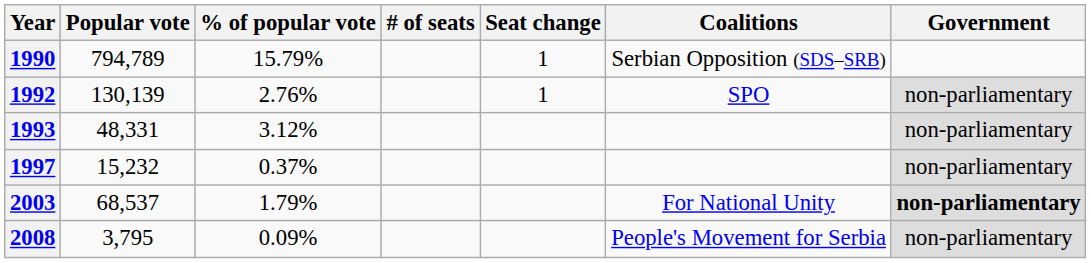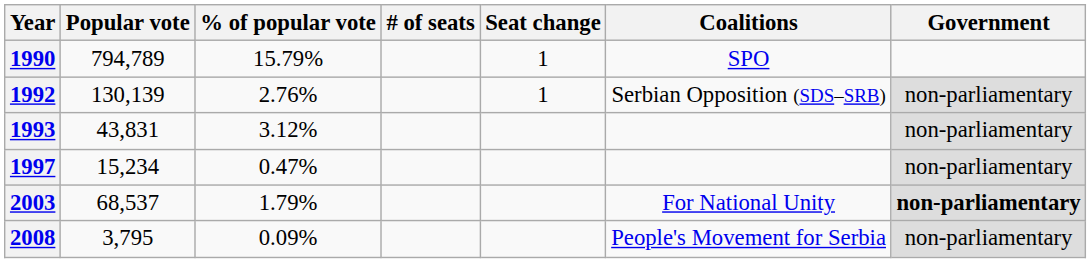(749, 58) Serbian Opposition (SDS–SRB) -> (749, 58) SPO
(749, 94) SPO -> (749, 94) Serbian Opposition (SDS–SRB)
(128, 130) 48,331 -> (128, 130) 43,831
(128, 166) 15,232 -> (128, 166) 15,234
(288, 166) 0.37% -> (288, 166) 0.47%
